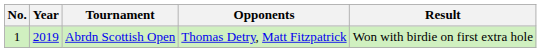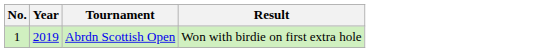- column: (264, 15)
